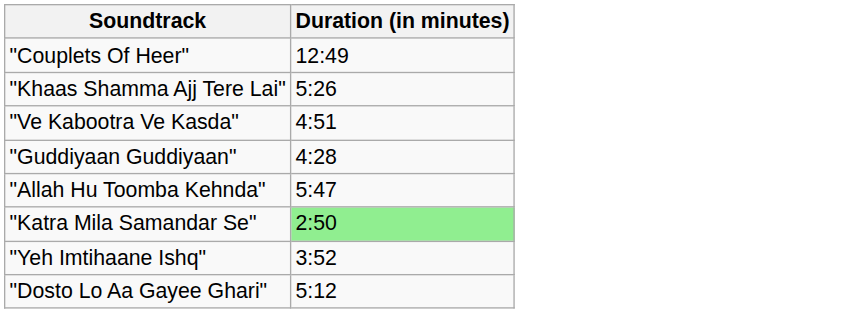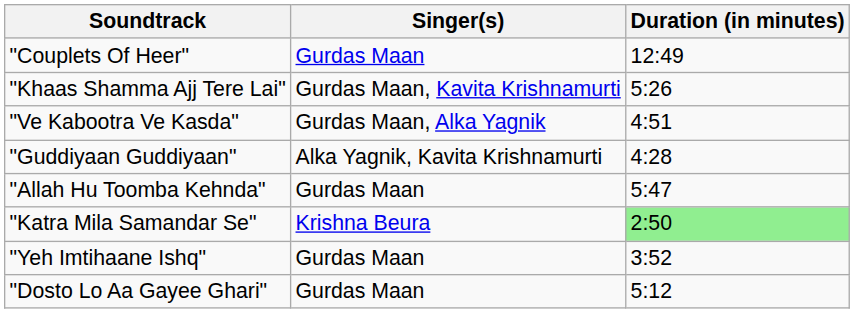+ column: (458, 21)
